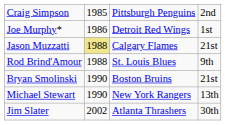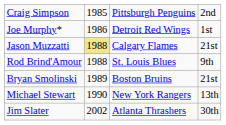(97, 78) 1990 -> (97, 78) 1989
